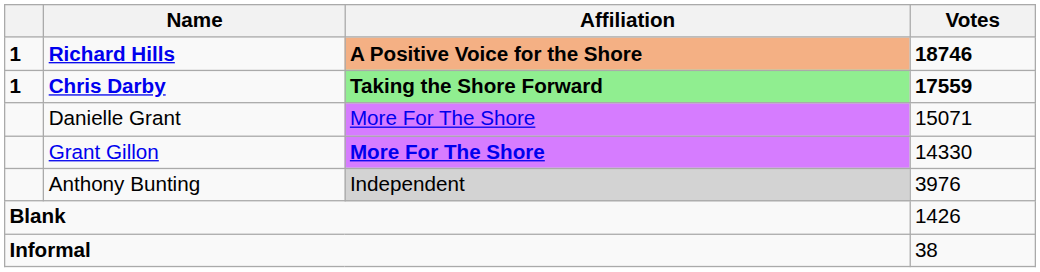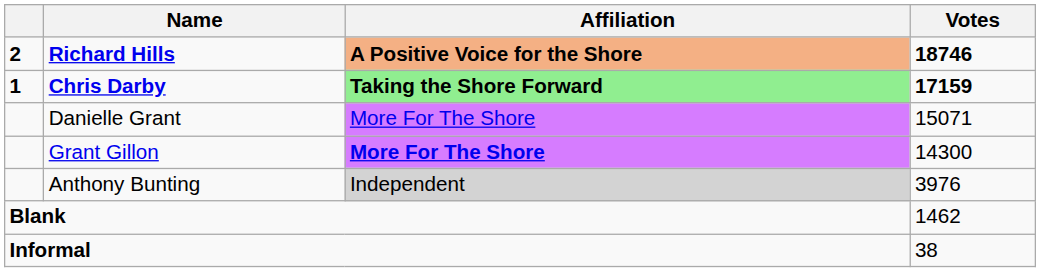(15, 53) 1 -> (15, 53) 2
(944, 86) 17559 -> (944, 86) 17159
(944, 151) 14330 -> (944, 151) 14300
(938, 217) 1426 -> (938, 217) 1462
